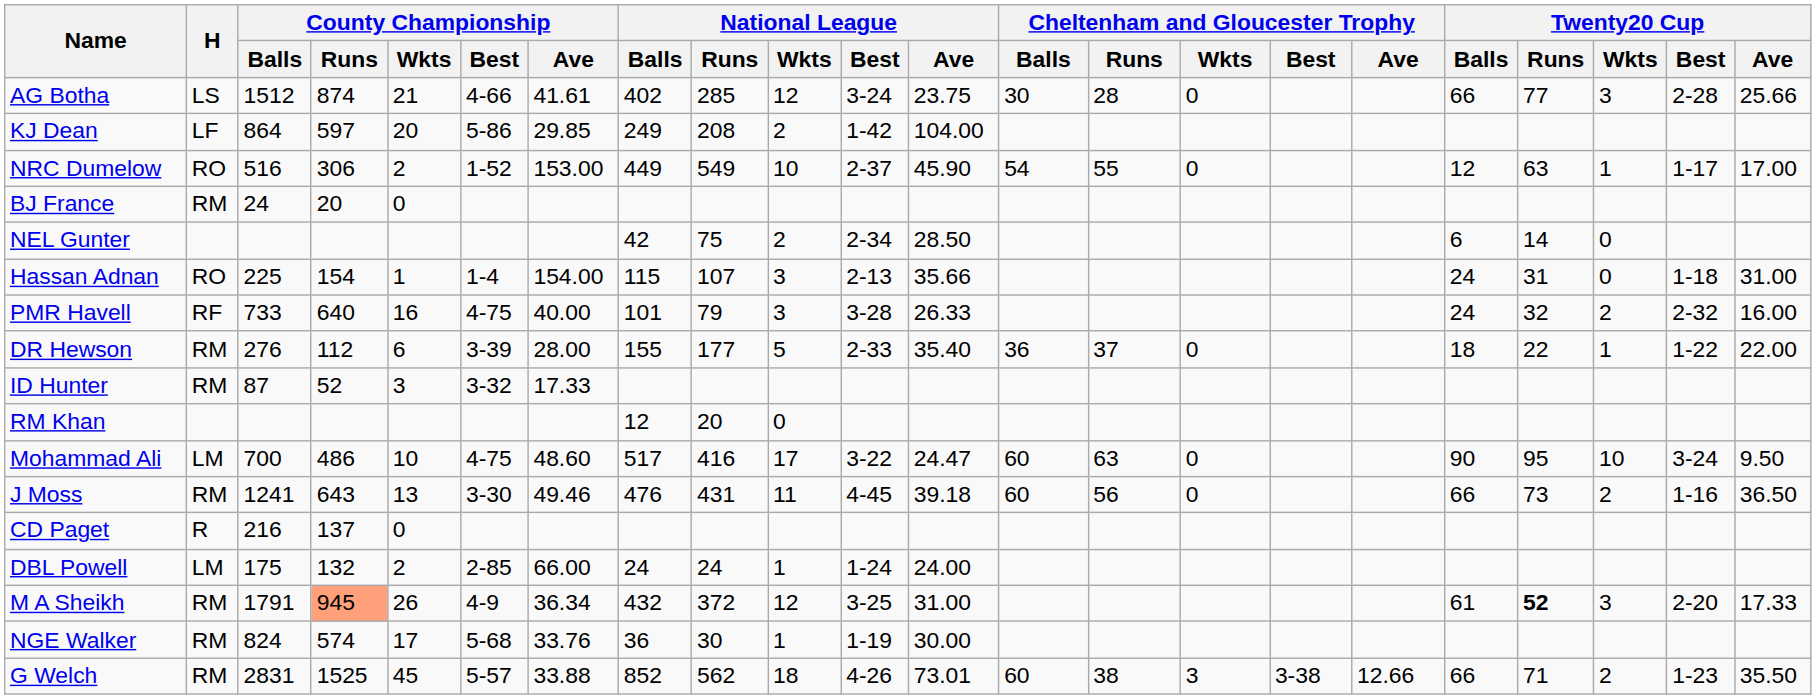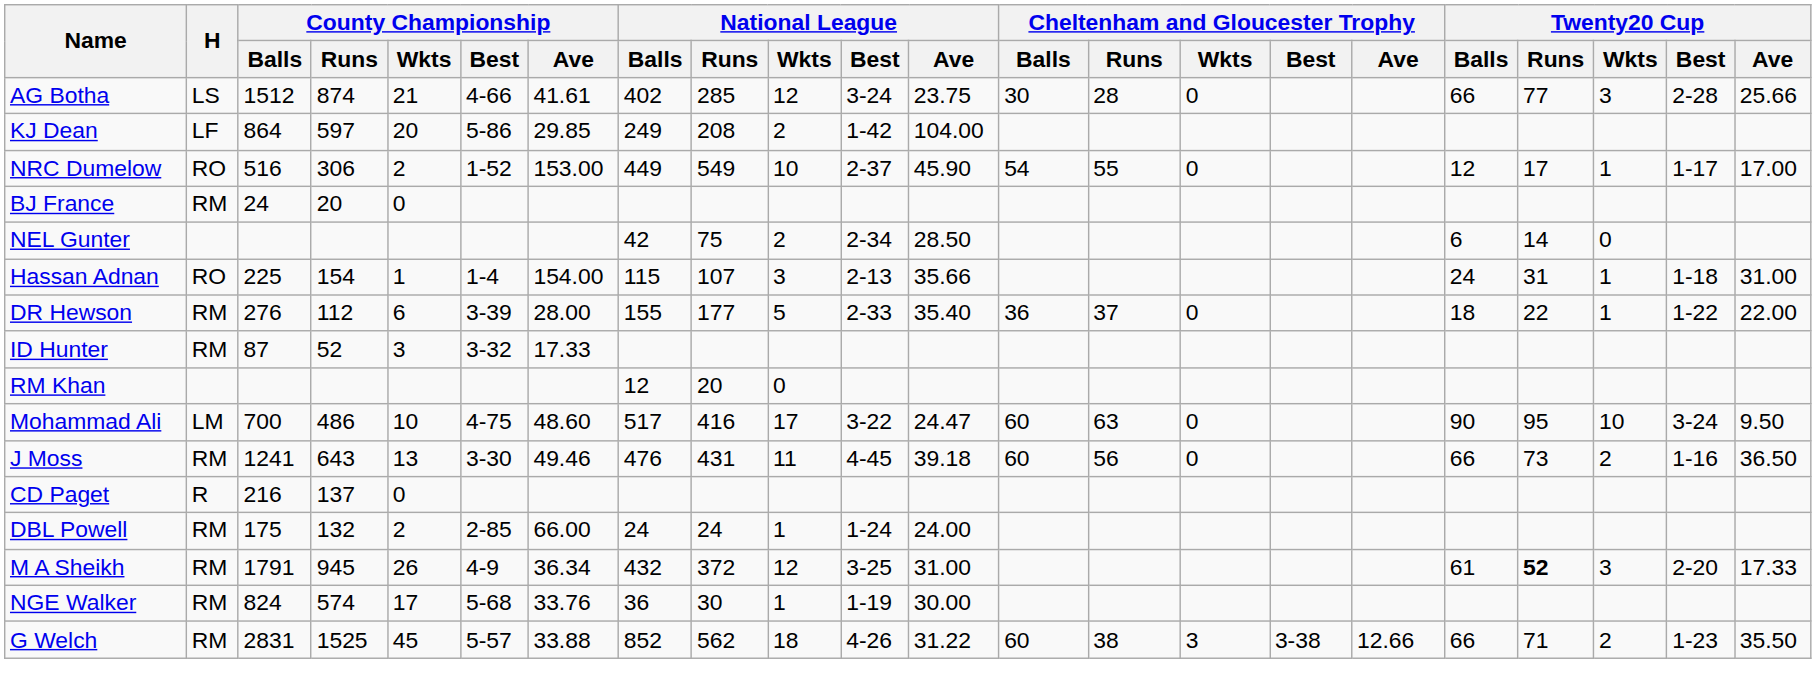(1536, 167) 63 -> (1536, 167) 17
(1605, 276) 0 -> (1605, 276) 1
- row: (70, 312)
(208, 566) LM -> (209, 530) RM
(336, 603) lightsalmon background -> (336, 566) no background
(942, 675) 73.01 -> (942, 639) 31.22
